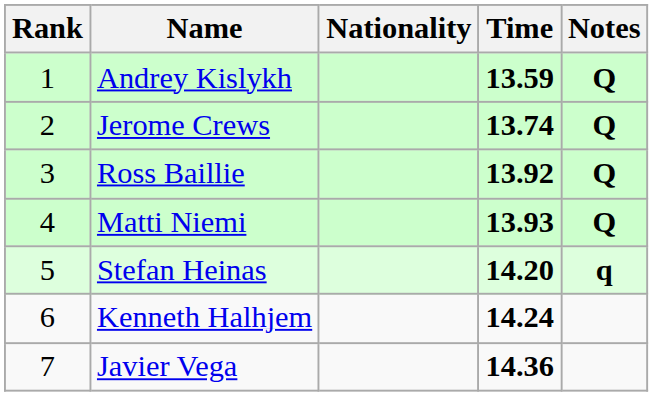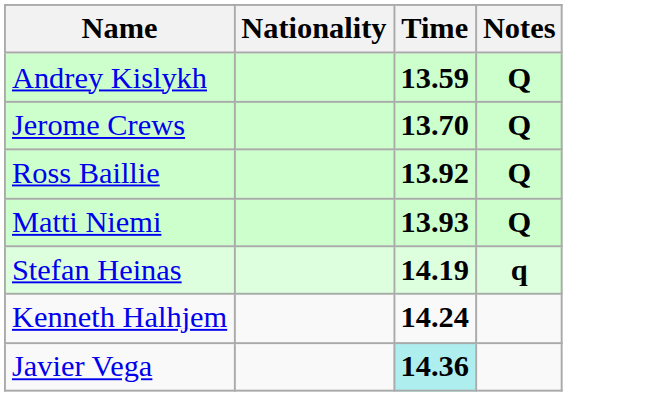- column: (47, 28)
(520, 125) 13.74 -> (435, 125) 13.70
(520, 269) 14.20 -> (435, 269) 14.19
(520, 366) no background -> (435, 366) paleturquoise background
